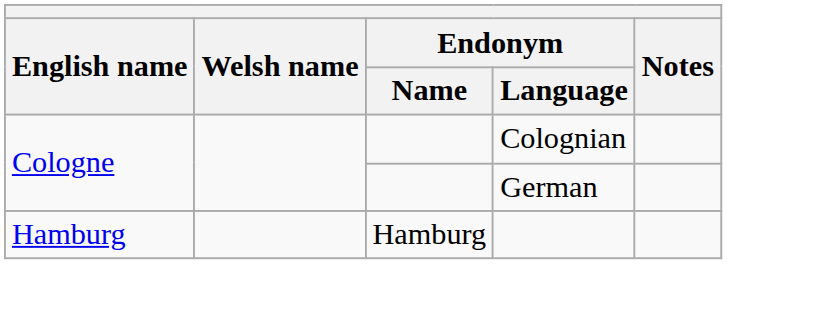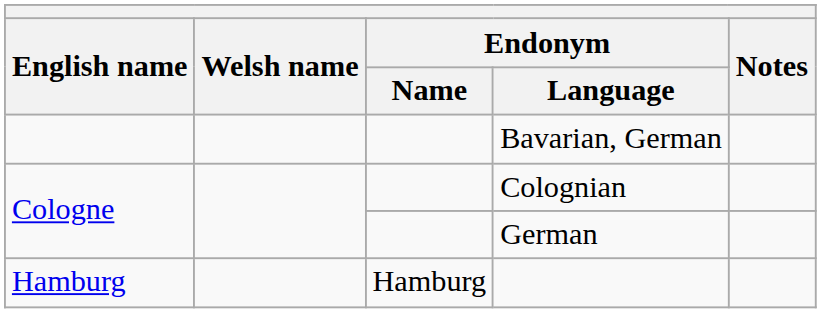+ row: (611, 138)
